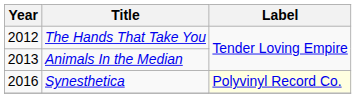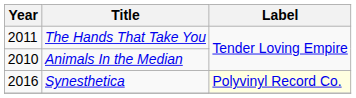(23, 37) 2012 -> (23, 37) 2011
(23, 59) 2013 -> (23, 59) 2010
